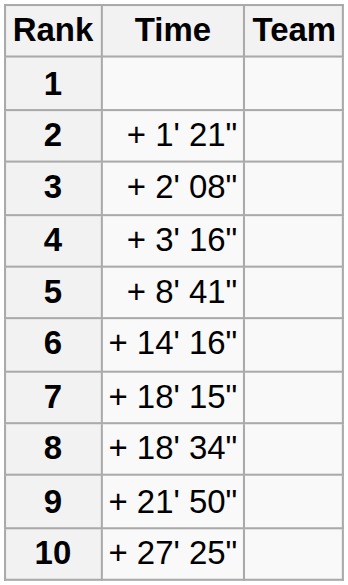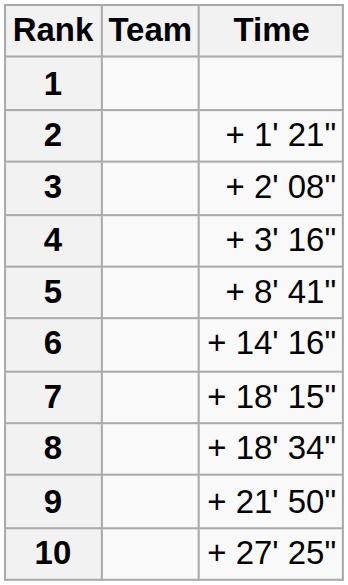columns swapped: (294, 30) <-> (173, 30)
